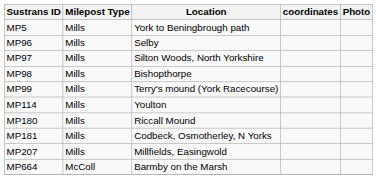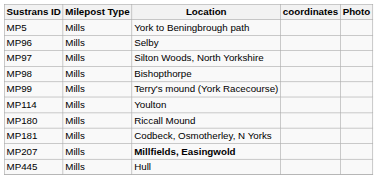(181, 151) normal -> (185, 151) bold
+ row: (22, 167)
- row: (22, 167)
